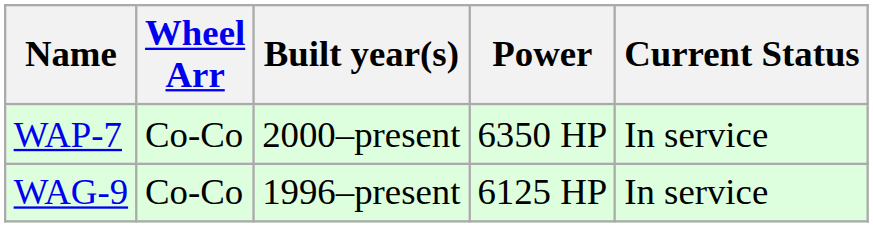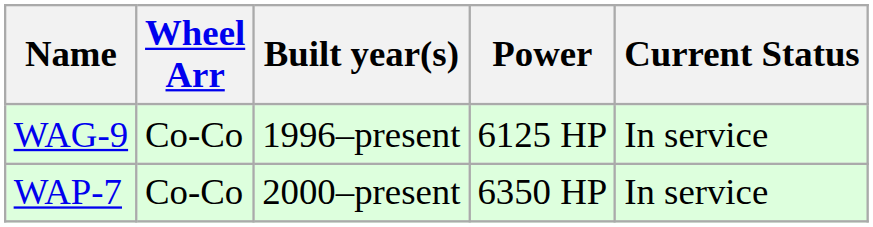rows swapped: (68, 133) <-> (71, 191)
